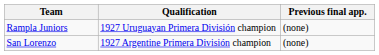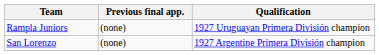columns swapped: (189, 12) <-> (328, 12)
